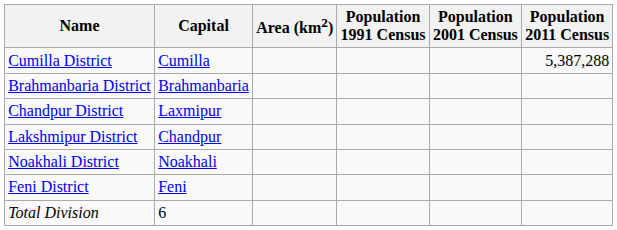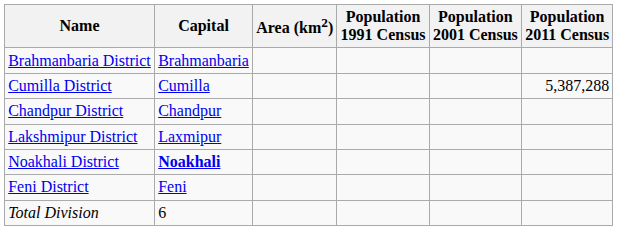rows swapped: (80, 85) <-> (60, 60)
(190, 111) Laxmipur -> (190, 111) Chandpur
(190, 136) Chandpur -> (190, 136) Laxmipur
(188, 162) normal -> (189, 162) bold
